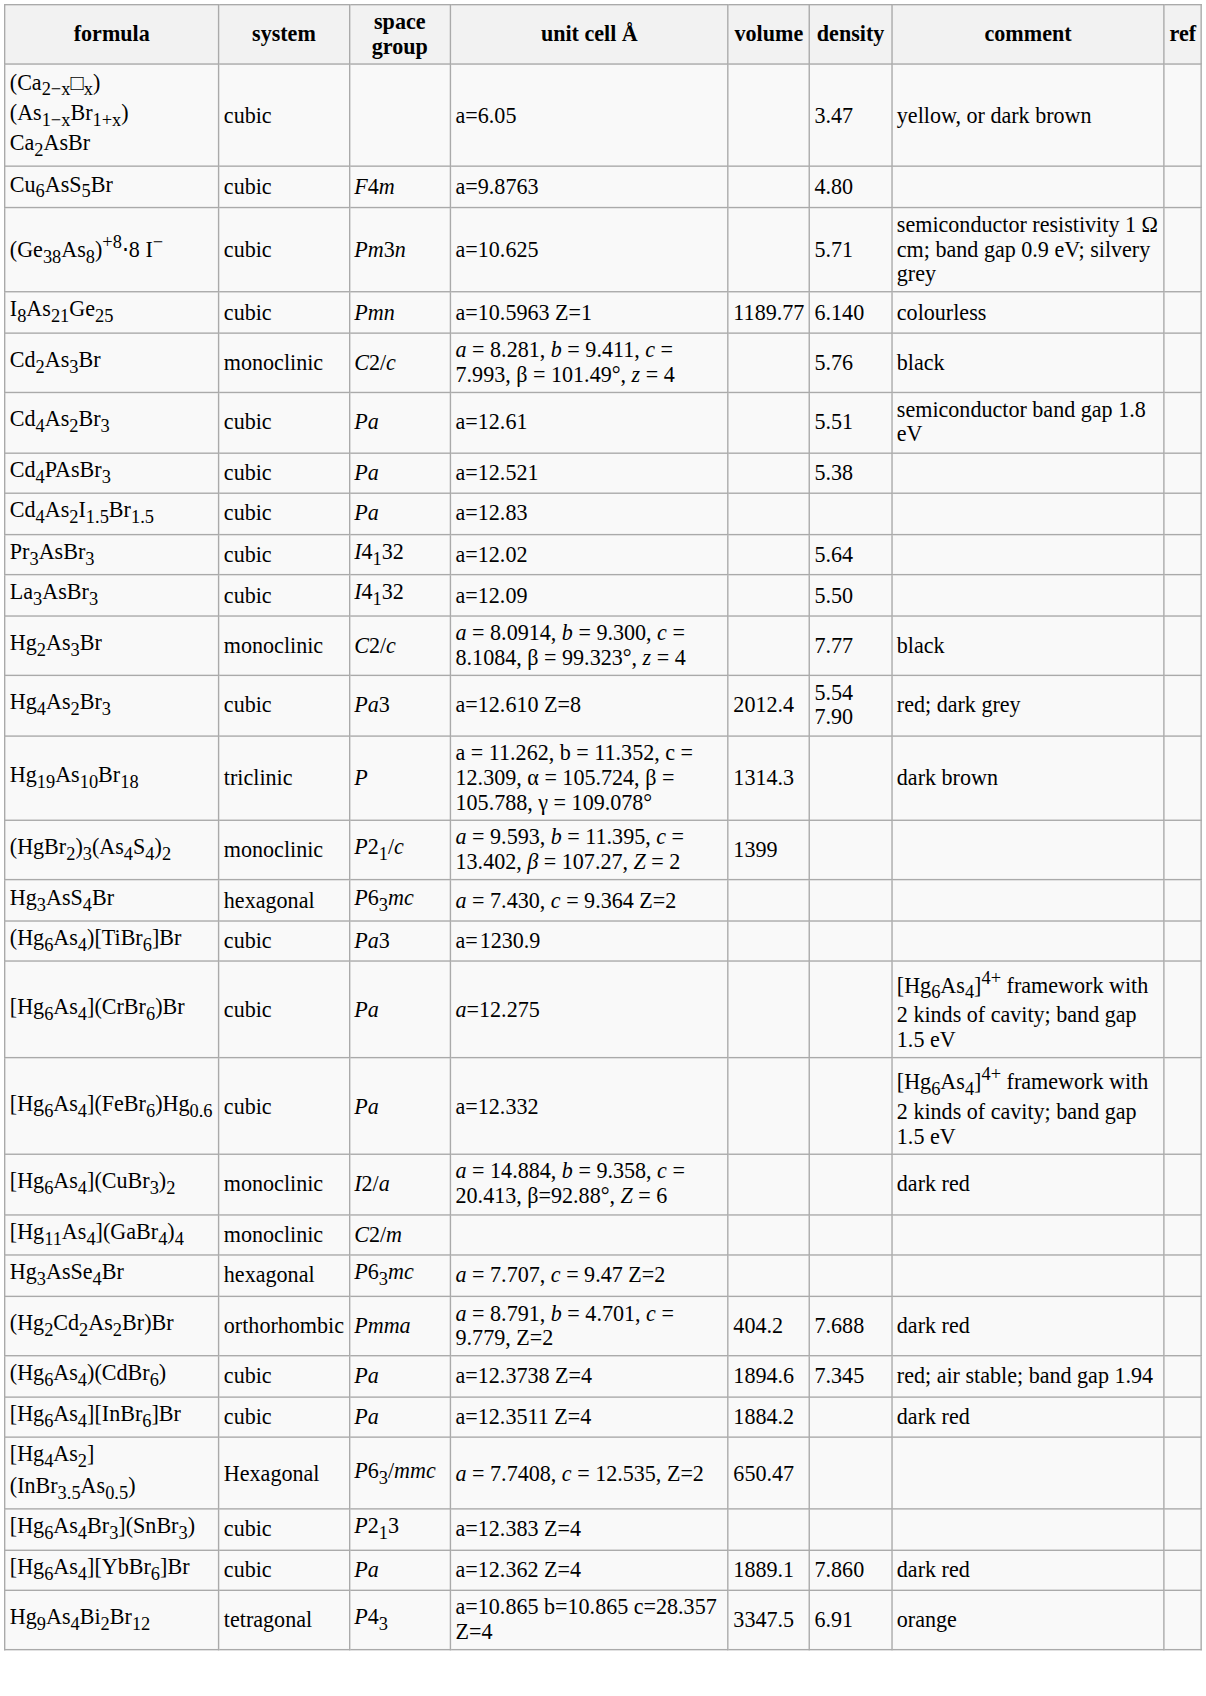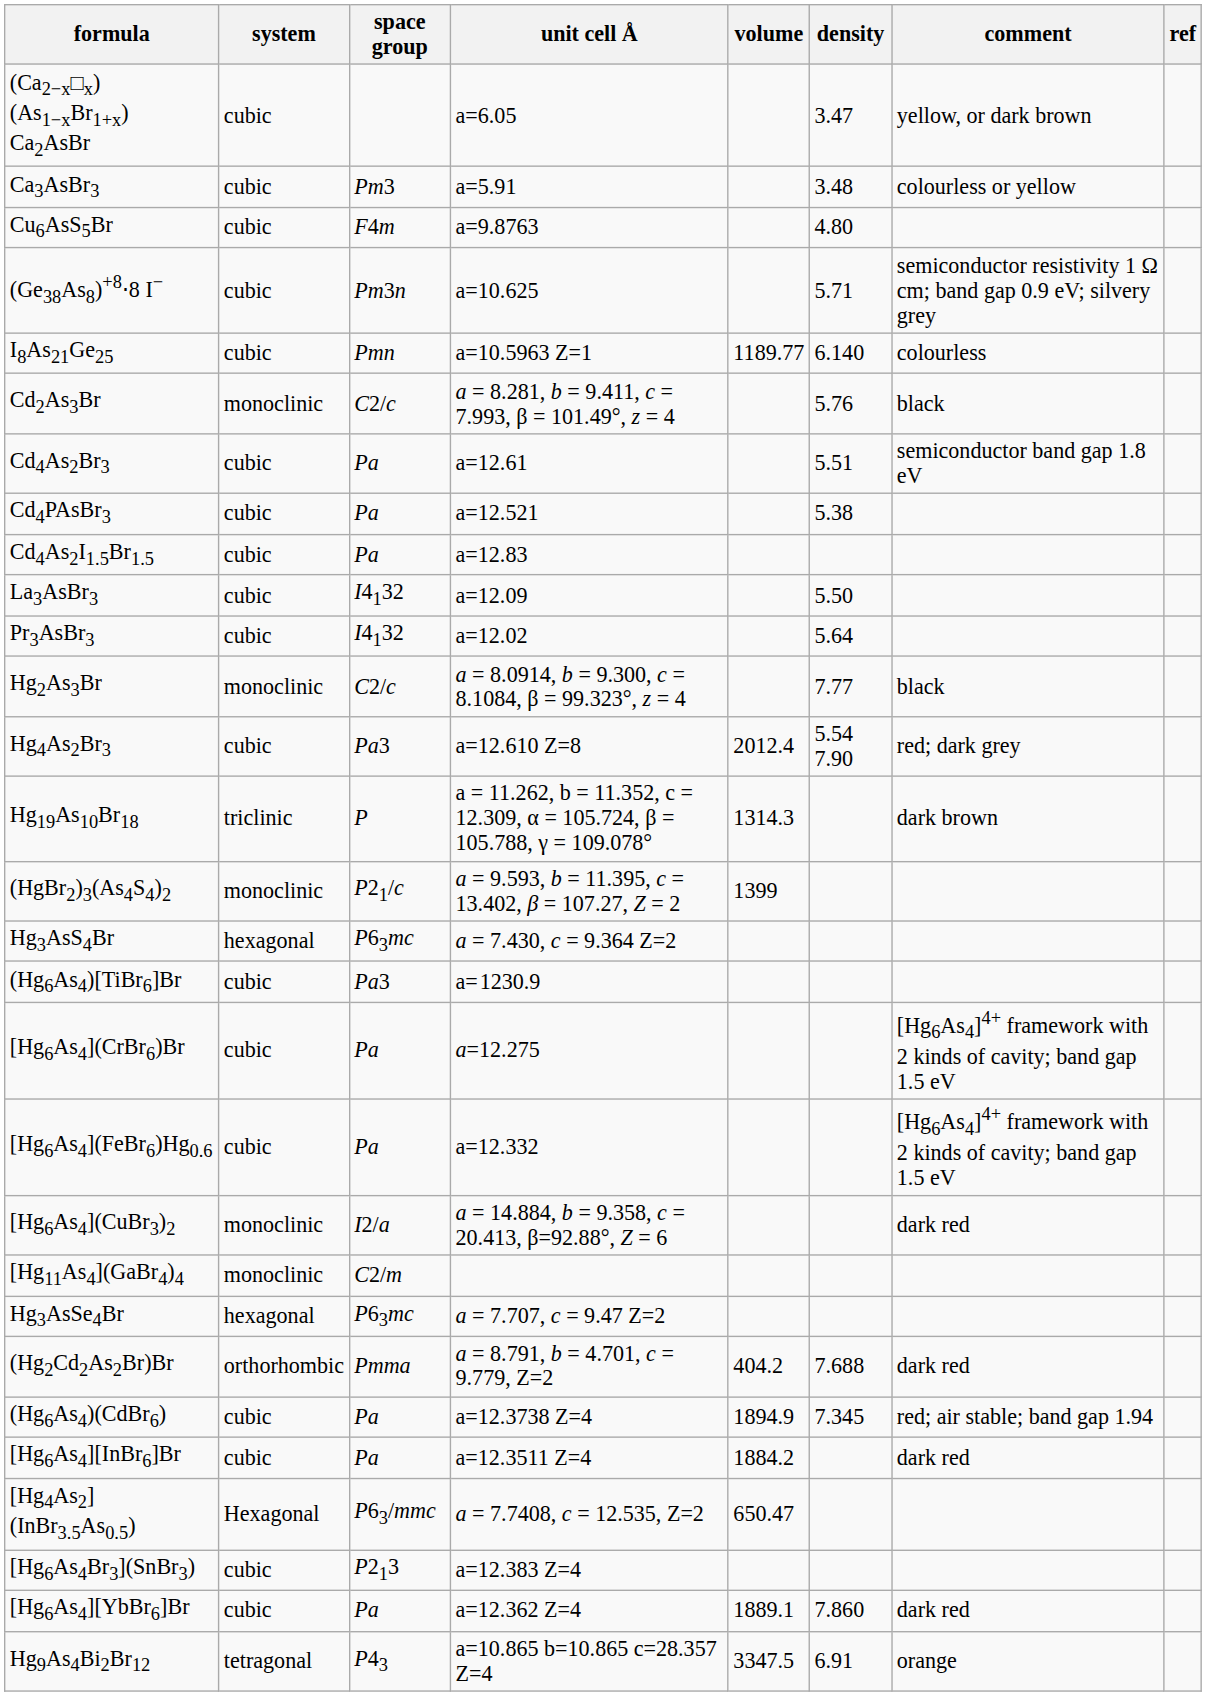+ row: (55, 186)
rows swapped: (54, 595) <-> (52, 554)
(764, 1376) 1894.6 -> (764, 1416) 1894.9
